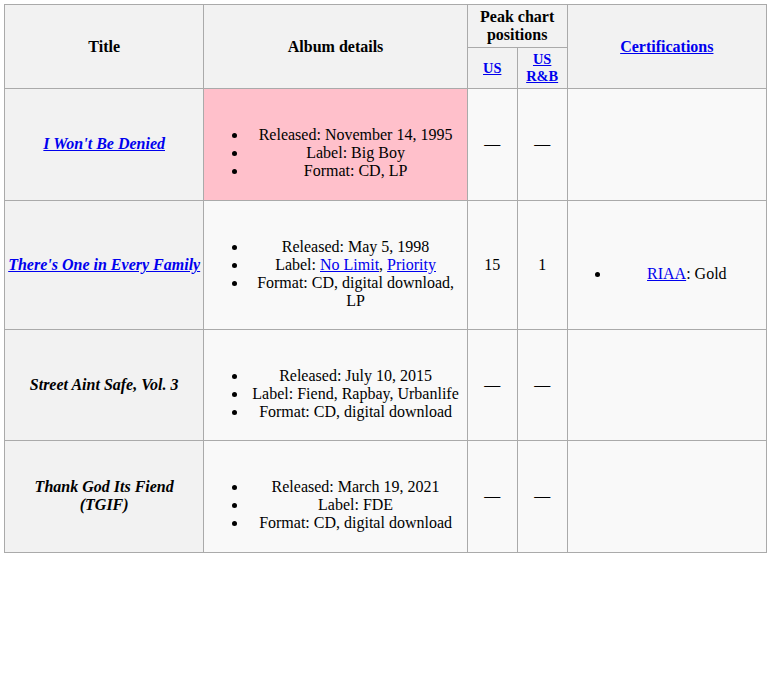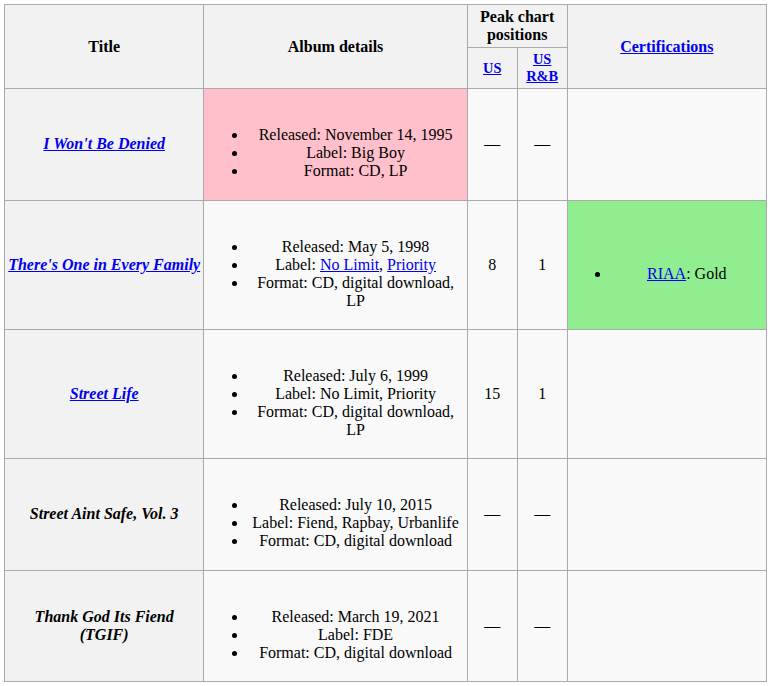(492, 264) 15 -> (492, 264) 8
(667, 274) no background -> (667, 274) lightgreen background
+ row: (104, 394)
